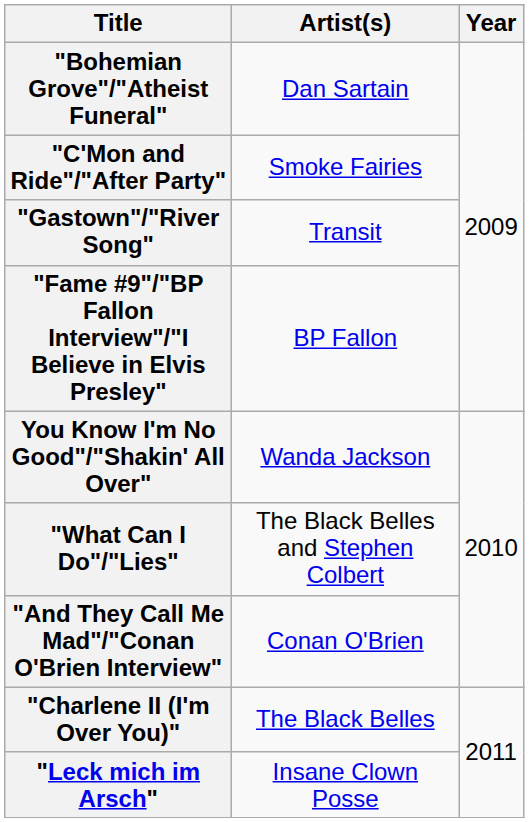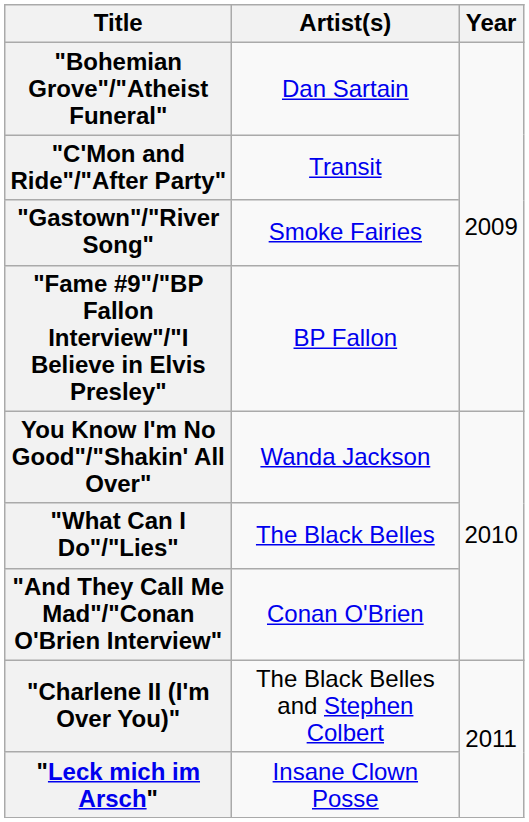(345, 167) Smoke Fairies -> (345, 167) Transit
(345, 232) Transit -> (345, 232) Smoke Fairies
(345, 548) The Black Belles and Stephen Colbert -> (345, 535) The Black Belles
(345, 719) The Black Belles -> (345, 706) The Black Belles and Stephen Colbert
